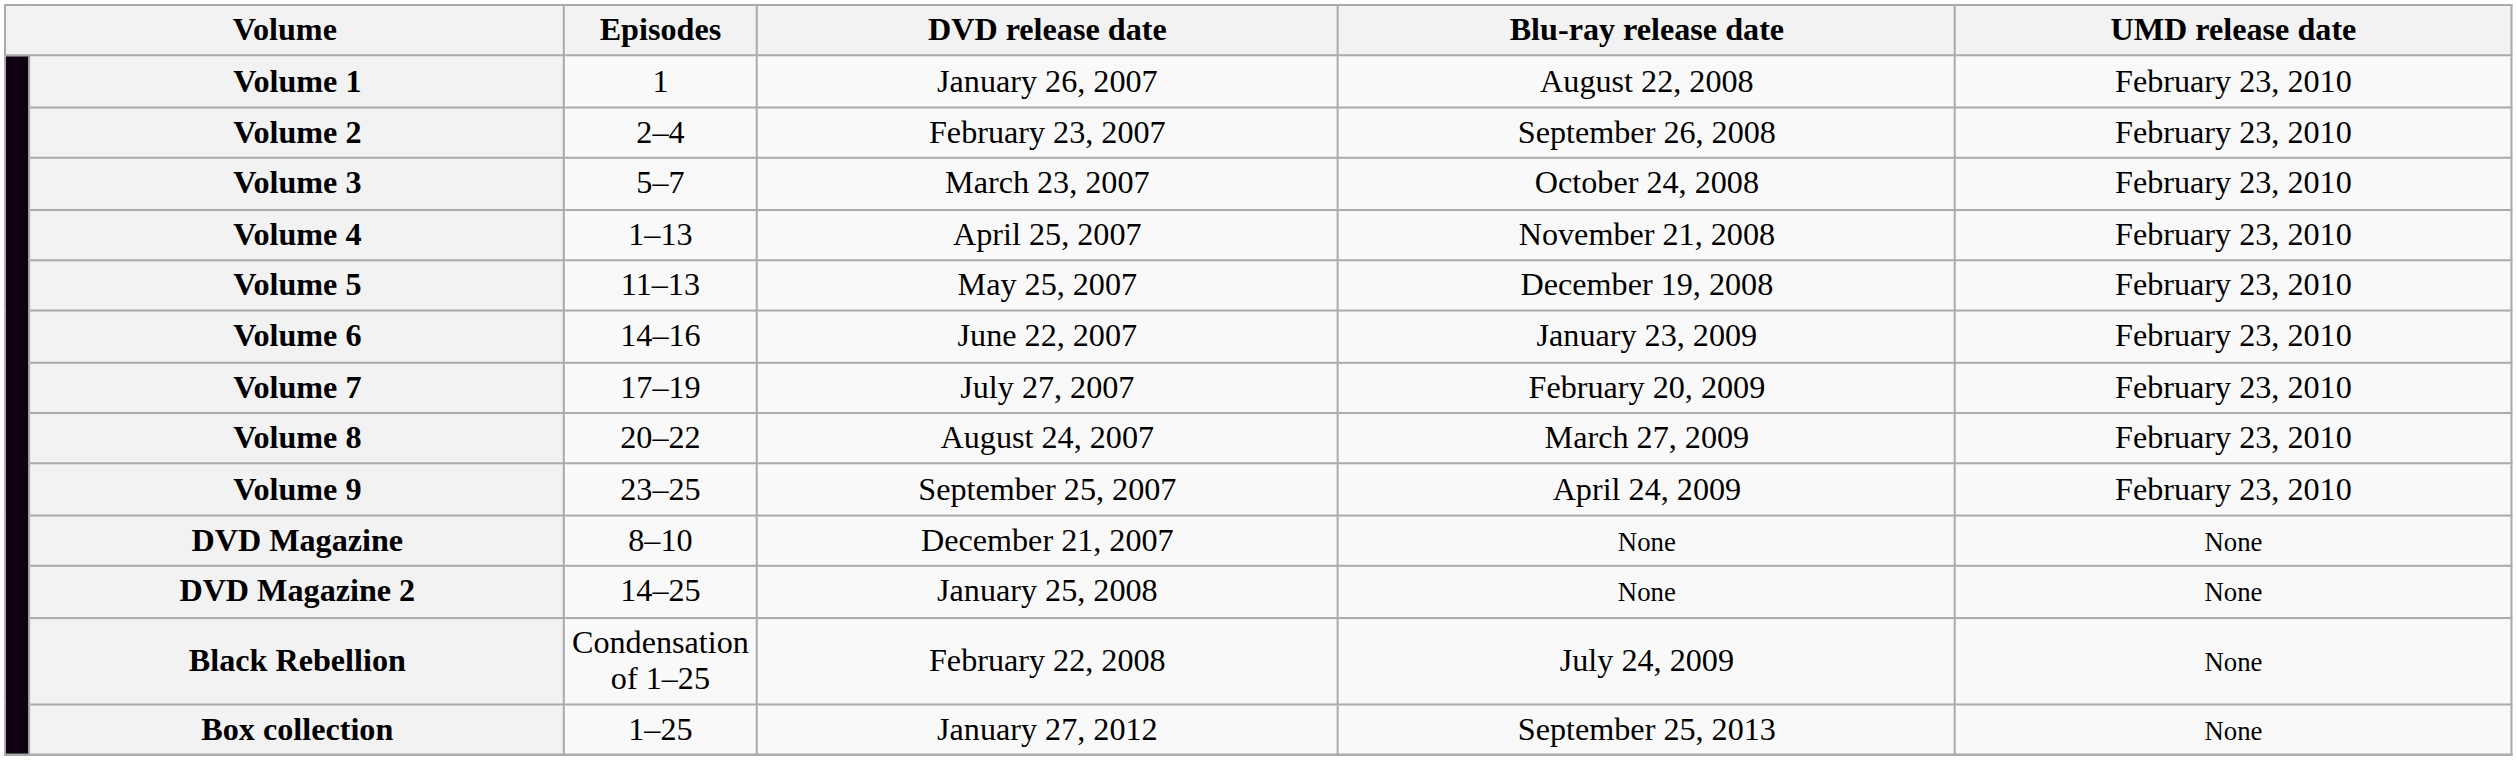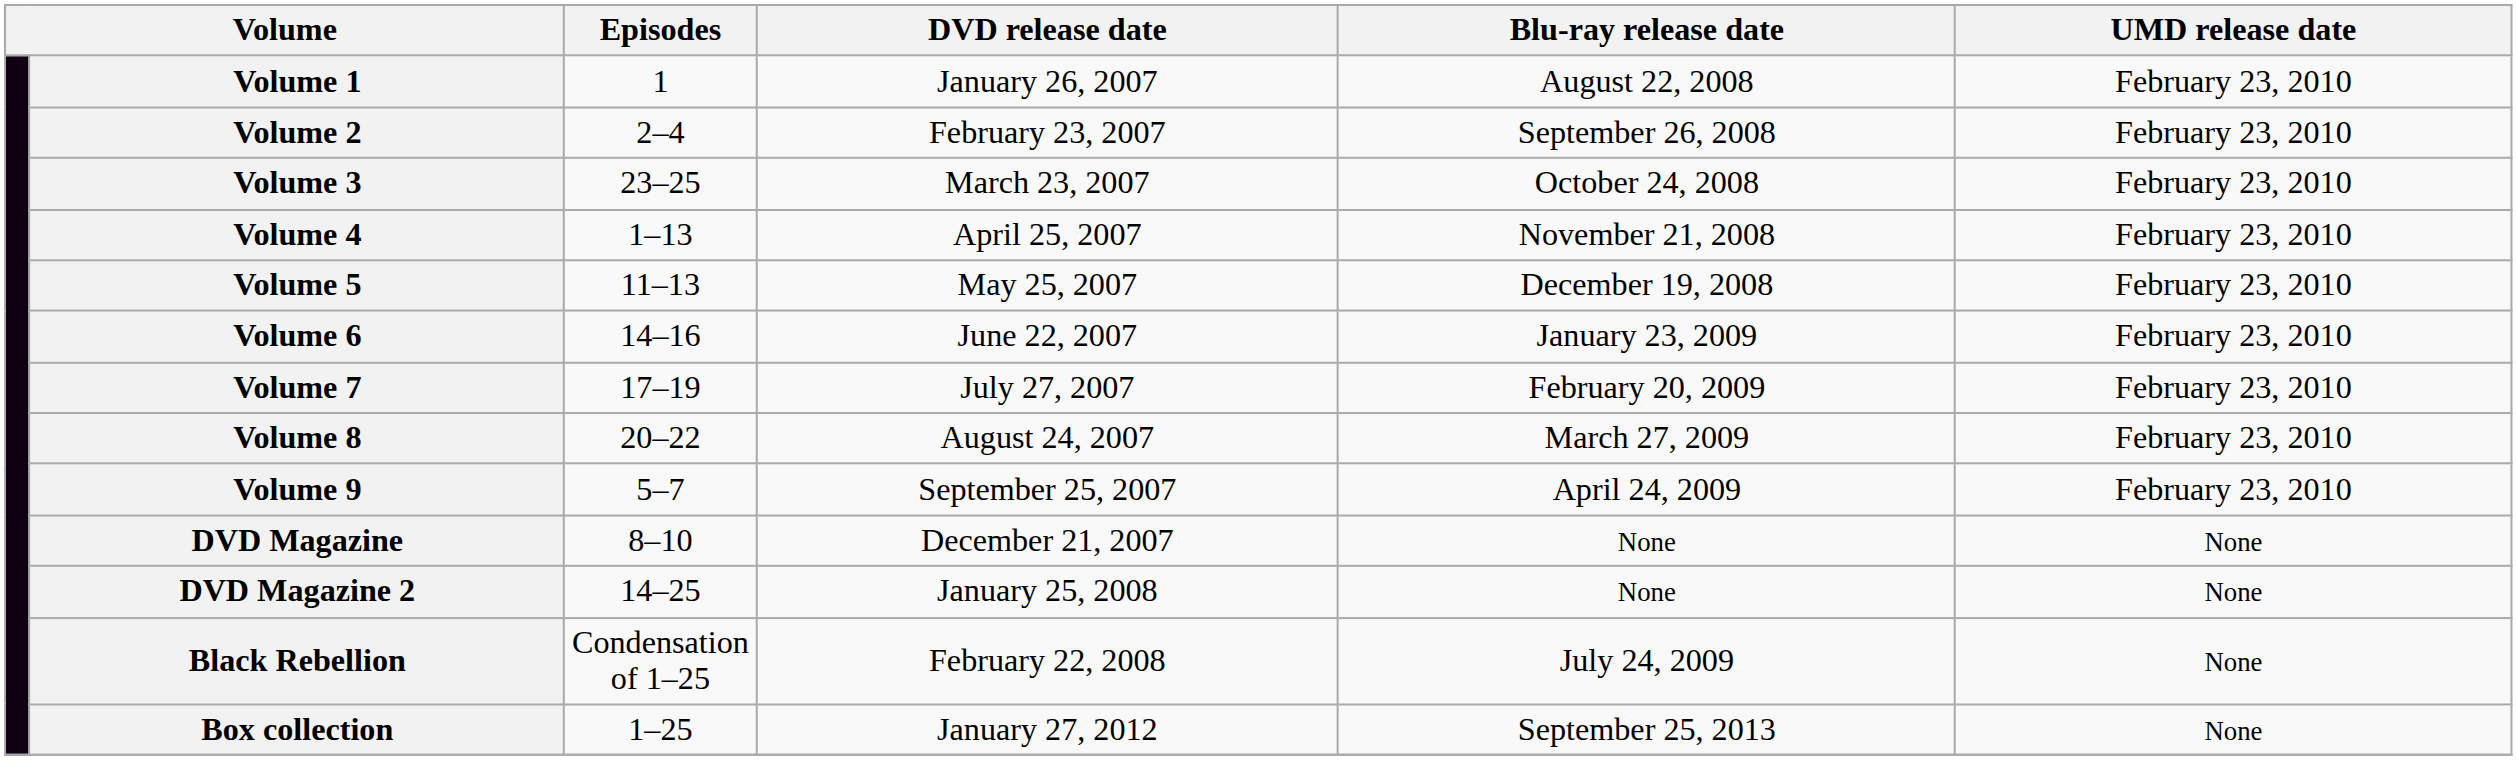(660, 183) 5–7 -> (660, 183) 23–25
(660, 489) 23–25 -> (660, 489) 5–7
